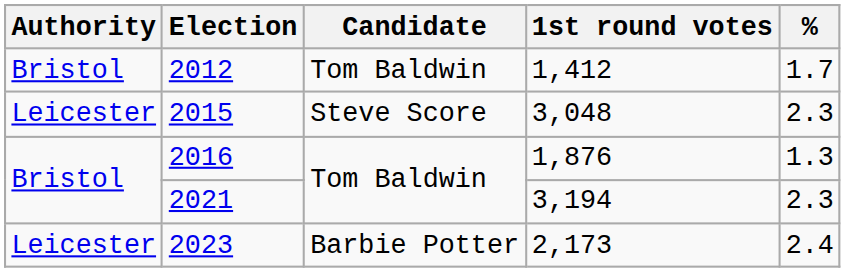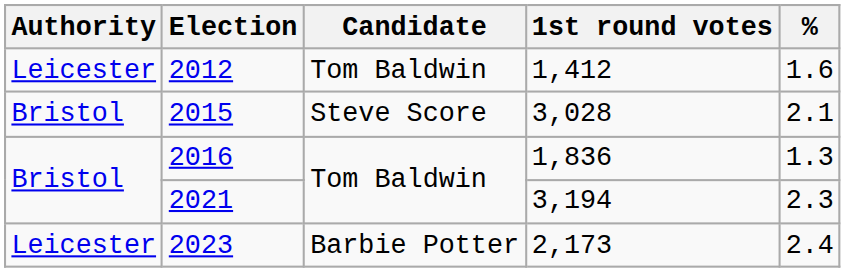(68, 70) Bristol -> (84, 70) Leicester
(810, 70) 1.7 -> (810, 70) 1.6
(84, 114) Leicester -> (68, 114) Bristol
(572, 114) 3,048 -> (572, 114) 3,028
(810, 114) 2.3 -> (810, 114) 2.1
(572, 158) 1,876 -> (572, 158) 1,836
